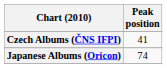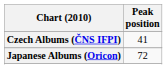(143, 55) 74 -> (143, 55) 72
